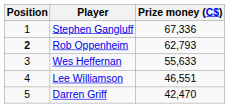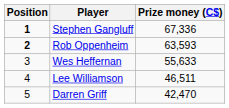(27, 29) normal -> (27, 29) bold
(180, 45) 62,793 -> (180, 45) 63,593
(180, 78) 46,551 -> (180, 78) 46,511
